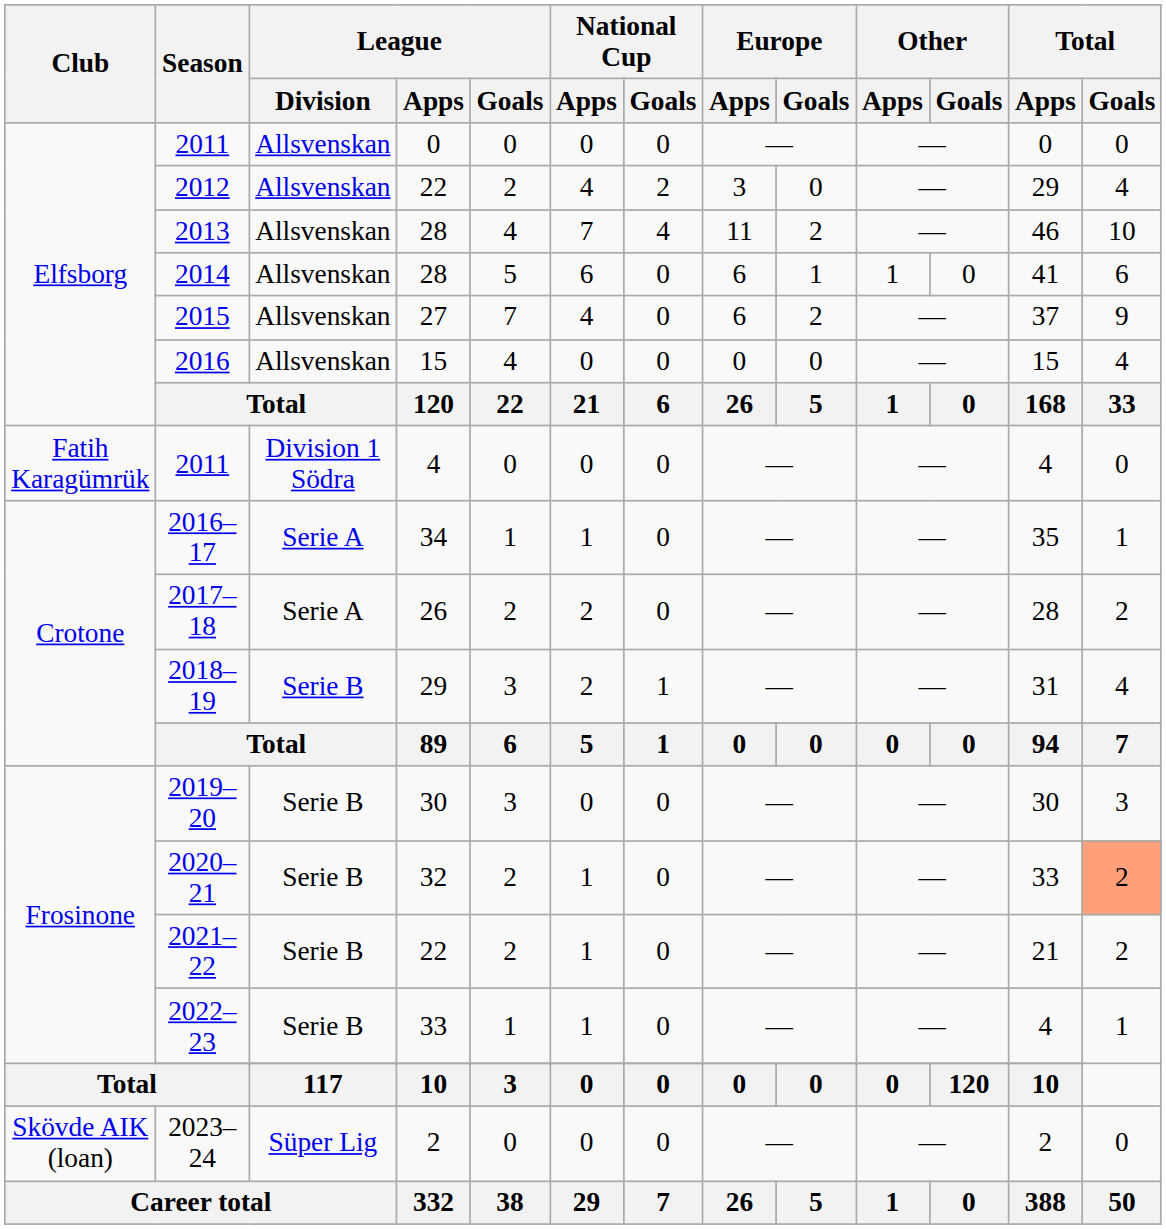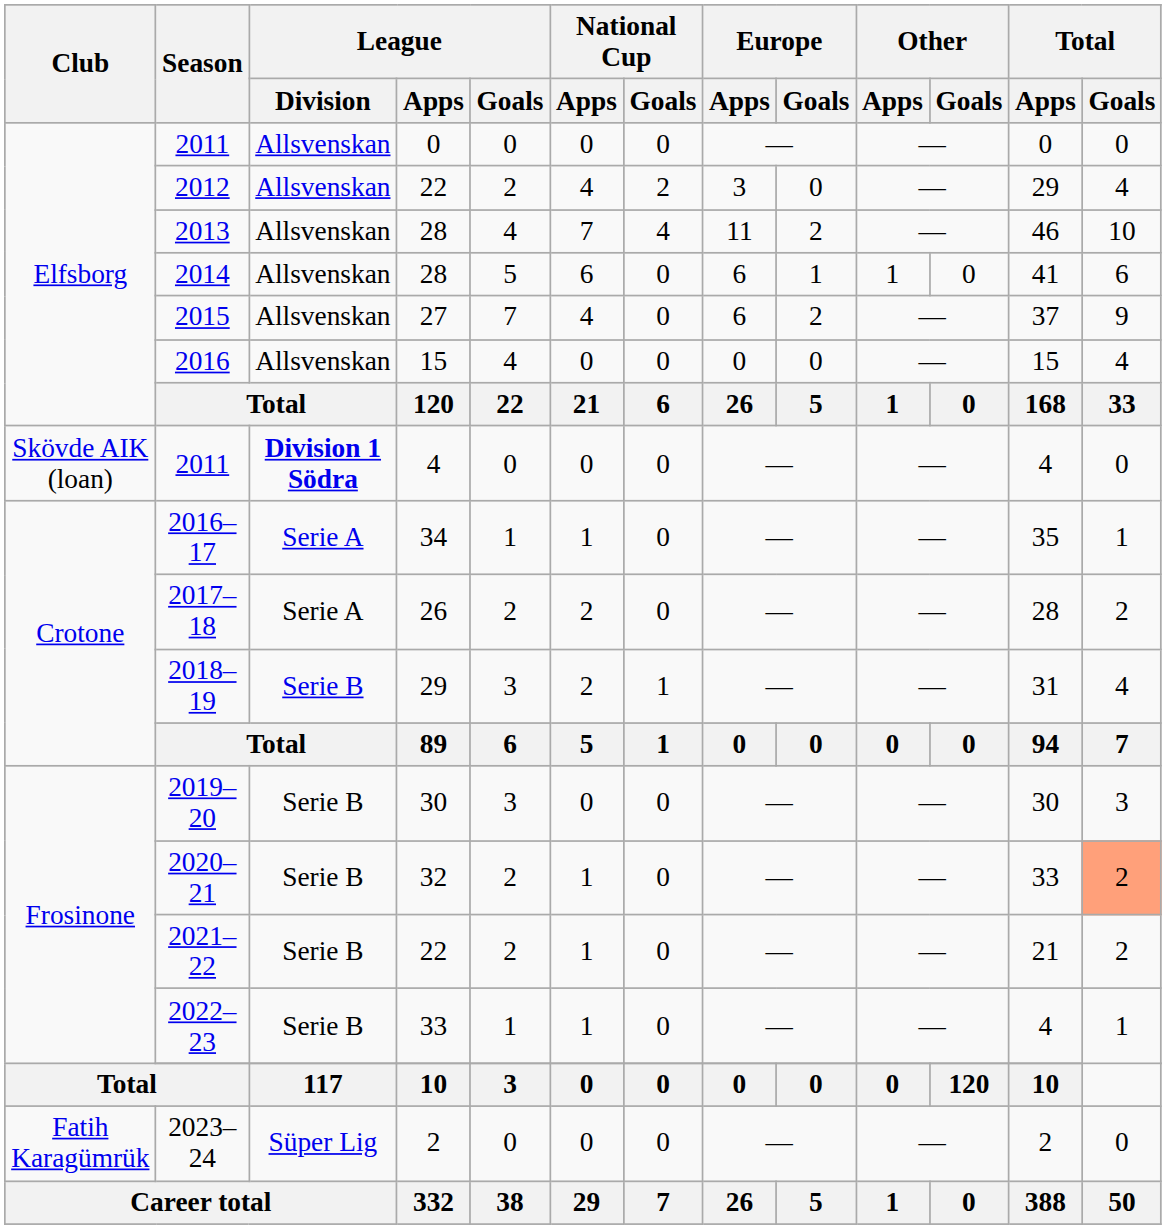(80, 462) Fatih Karagümrük -> (80, 462) Skövde AIK (loan)
(323, 462) normal -> (323, 462) bold
(80, 1143) Skövde AIK (loan) -> (80, 1143) Fatih Karagümrük
